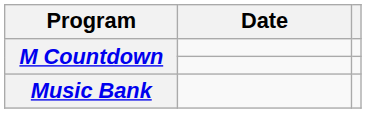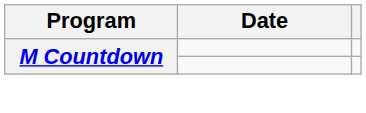- row: (91, 90)
